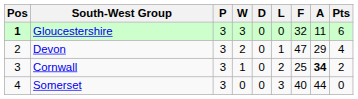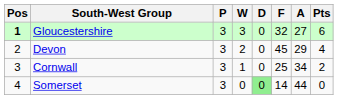- column: (281, 13)
(320, 31) 11 -> (301, 31) 27
(301, 49) 47 -> (281, 49) 45
(320, 67) bold -> (301, 67) normal
(262, 85) no background -> (262, 85) lightgreen background
(301, 85) 40 -> (281, 85) 14
